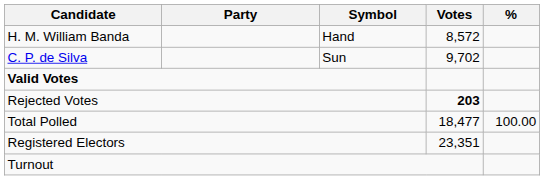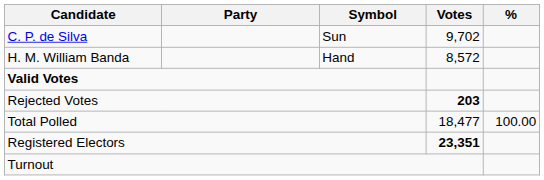rows swapped: (47, 57) <-> (68, 36)
(459, 143) normal -> (459, 143) bold
